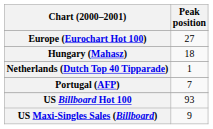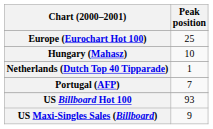(189, 38) 27 -> (189, 38) 25
(189, 54) 18 -> (189, 54) 10
